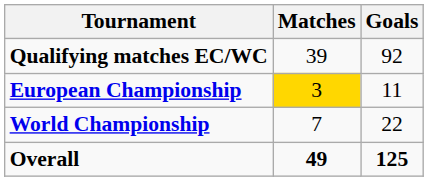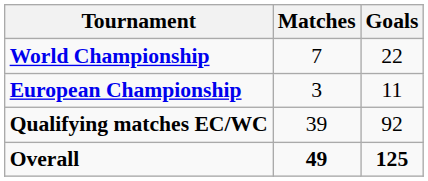rows swapped: (110, 124) <-> (139, 55)
(317, 90) gold background -> (317, 90) no background
